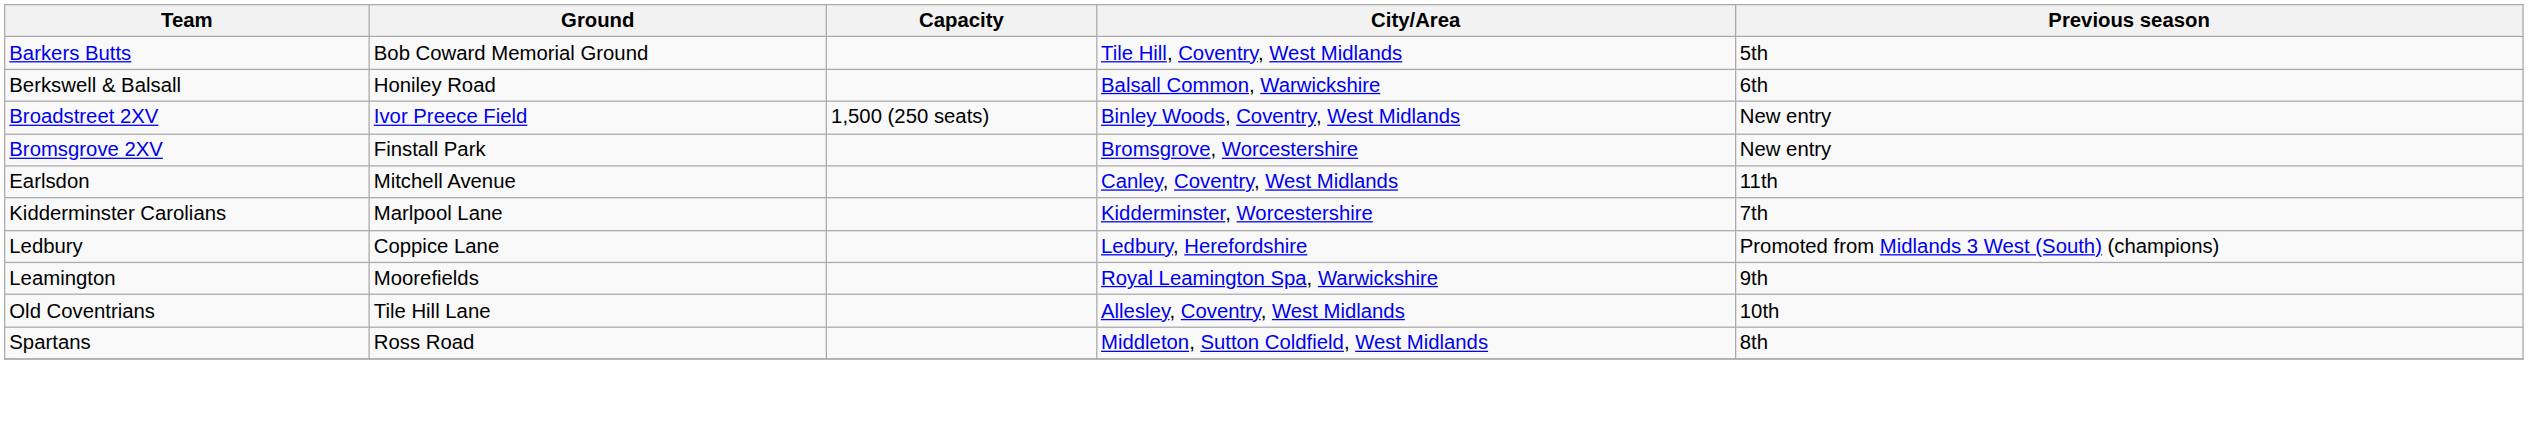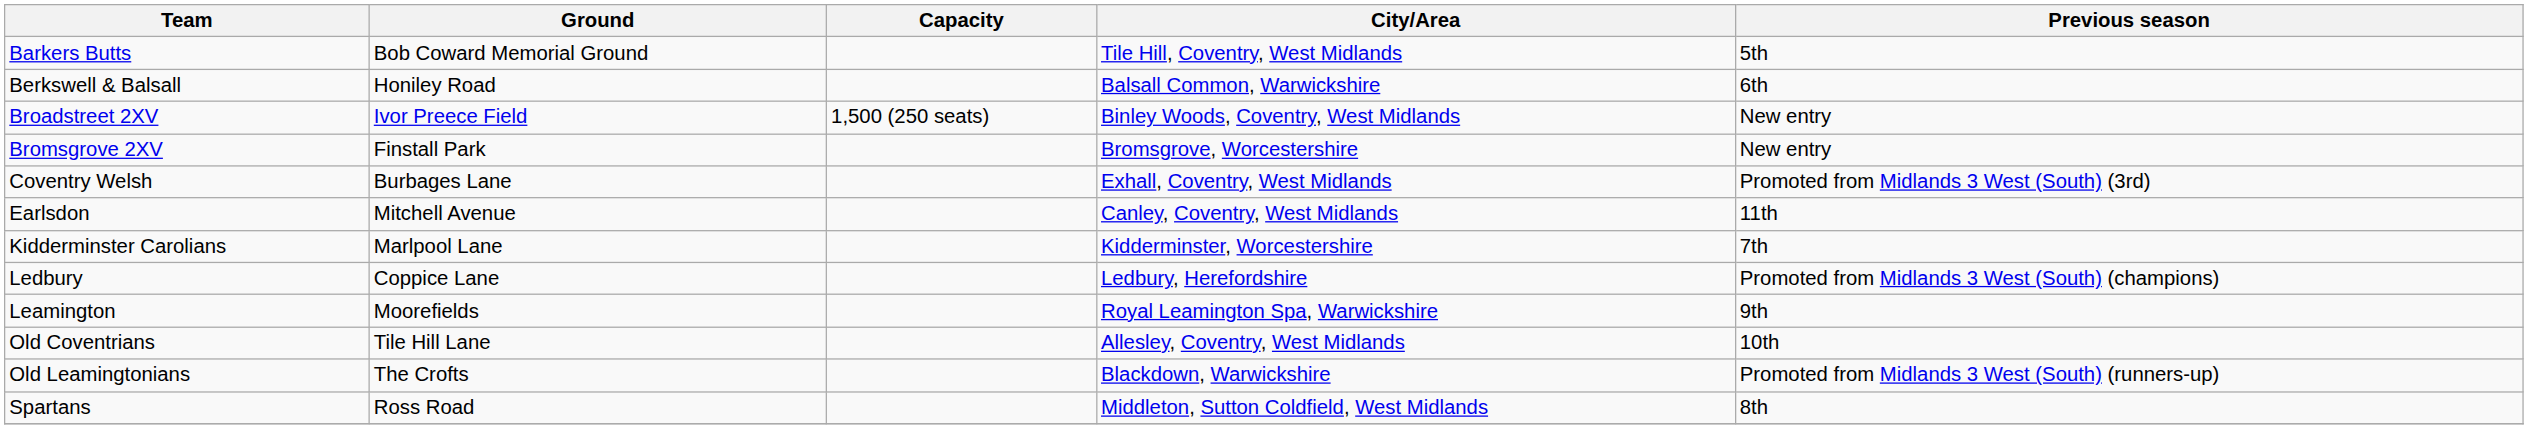+ row: (81, 181)
+ row: (100, 375)
